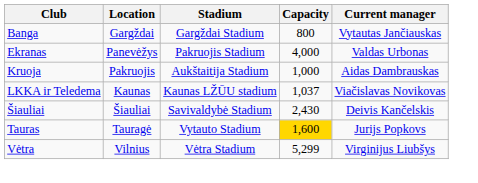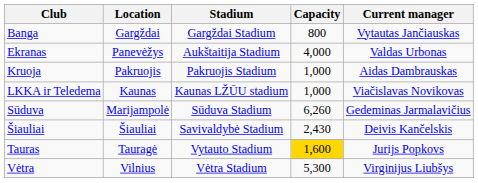(220, 52) Pakruojis Stadium -> (231, 52) Aukštaitija Stadium
(220, 71) Aukštaitija Stadium -> (231, 71) Pakruojis Stadium
(306, 91) 1,037 -> (317, 91) 1,000
+ row: (25, 110)
(306, 149) 5,299 -> (317, 168) 5,300
